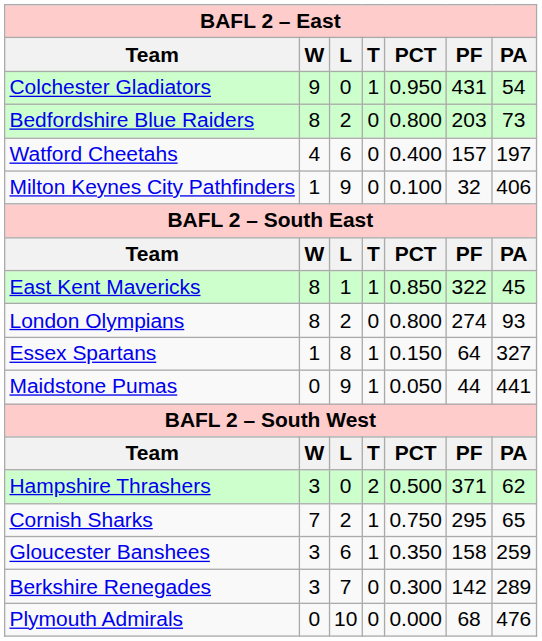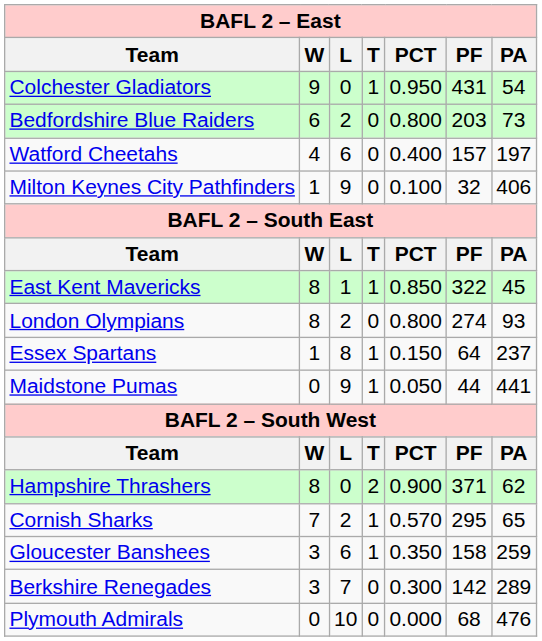(314, 120) 8 -> (314, 120) 6
(514, 353) 327 -> (514, 353) 237
(314, 486) 3 -> (314, 486) 8
(416, 486) 0.500 -> (416, 486) 0.900
(416, 519) 0.750 -> (416, 519) 0.570
